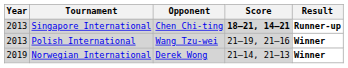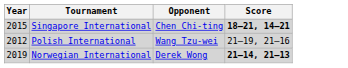- column: (317, 11)
(17, 26) 2013 -> (17, 26) 2015
(17, 40) 2013 -> (17, 40) 2012
(259, 55) normal -> (259, 55) bold
